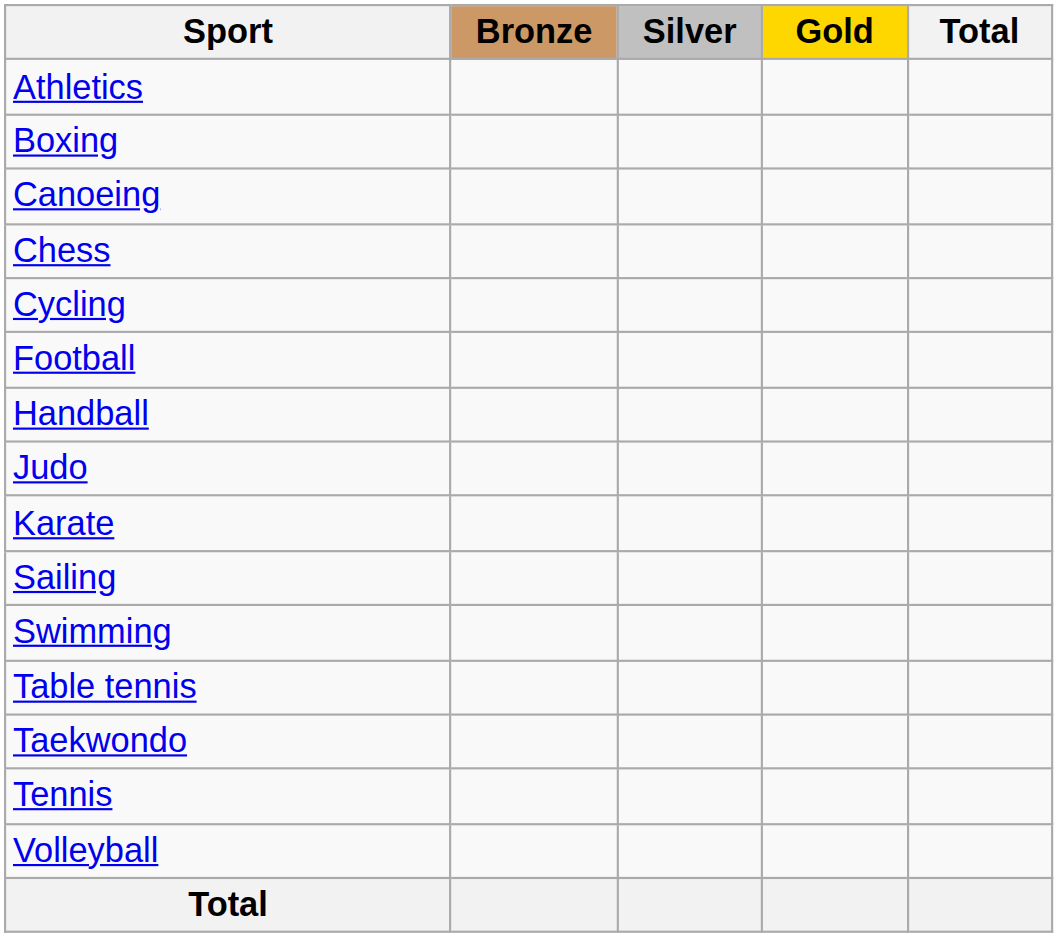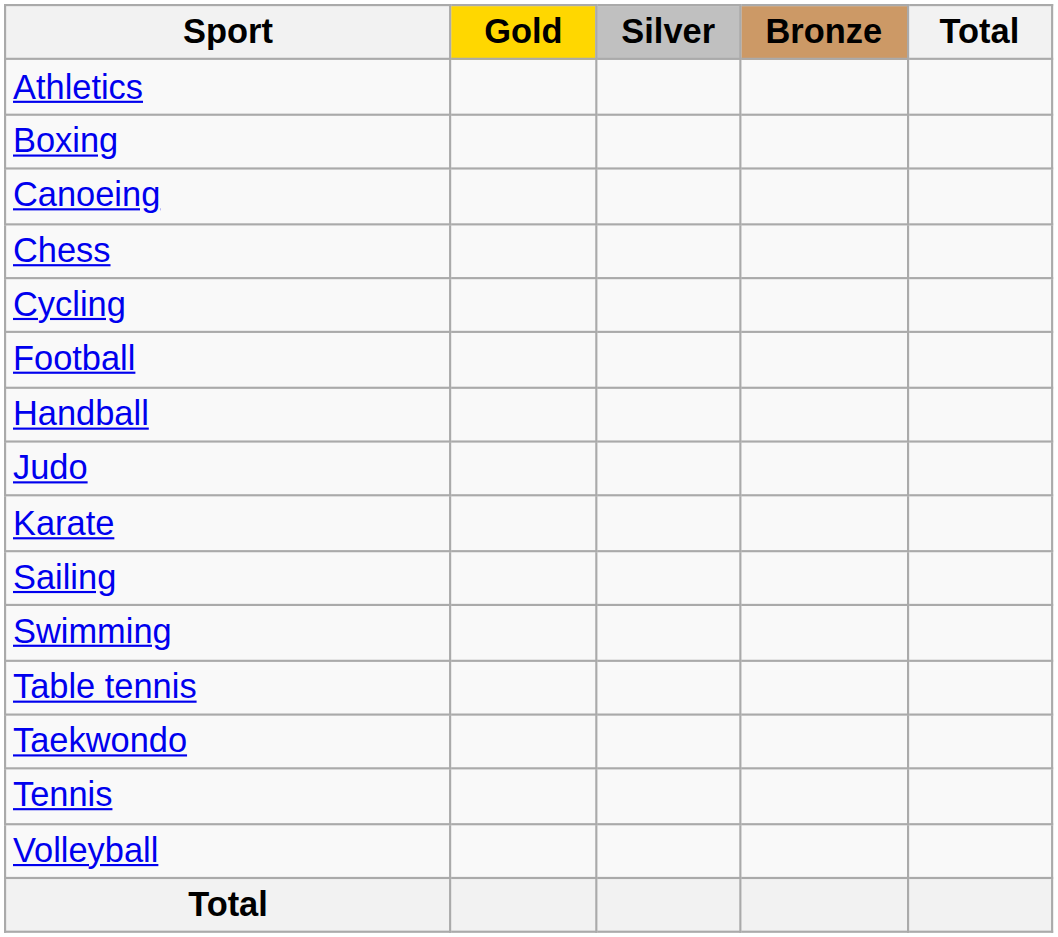columns swapped: (835, 31) <-> (534, 31)
